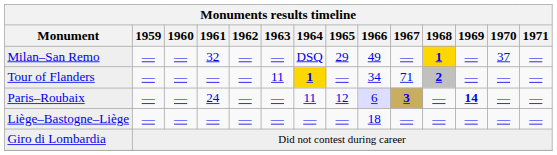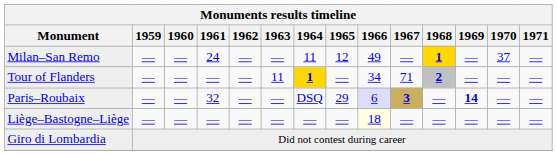(213, 56) 32 -> (213, 56) 24
(310, 56) DSQ -> (310, 56) 11
(342, 56) 29 -> (342, 56) 12
(213, 98) 24 -> (213, 98) 32
(310, 98) 11 -> (310, 98) DSQ
(342, 98) 12 -> (342, 98) 29
(374, 118) no background -> (374, 118) lightyellow background
